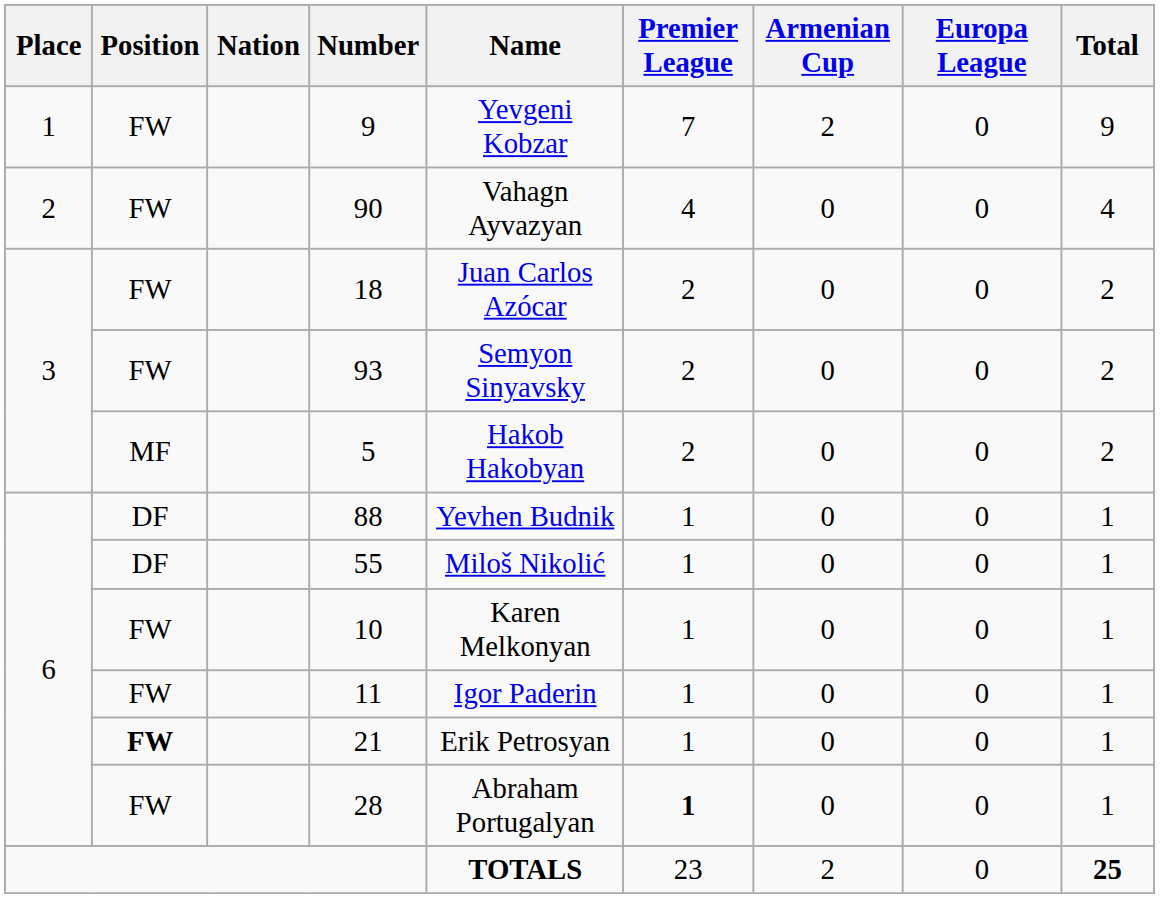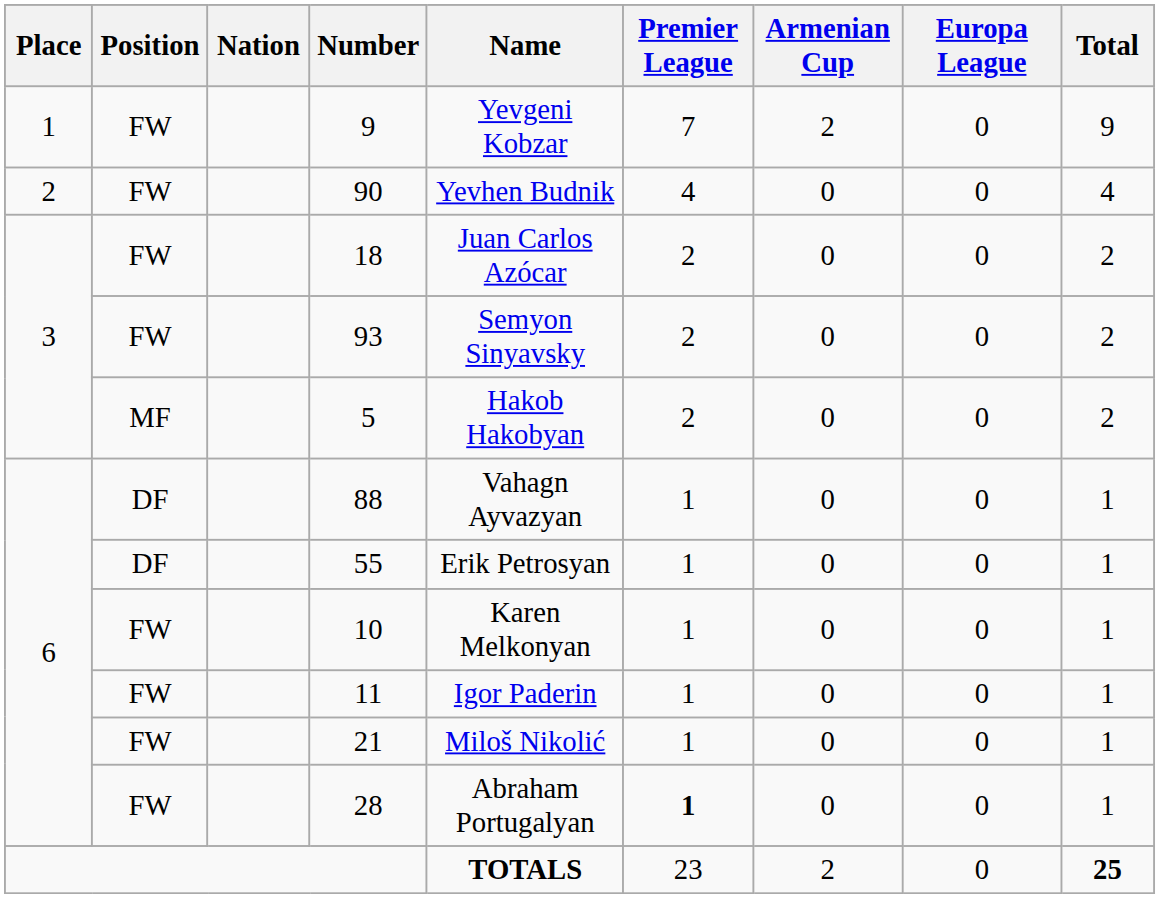(525, 208) Vahagn Ayvazyan -> (525, 191) Yevhen Budnik
(525, 516) Yevhen Budnik -> (525, 499) Vahagn Ayvazyan
(525, 564) Miloš Nikolić -> (525, 564) Erik Petrosyan
(150, 740) bold -> (150, 740) normal
(525, 740) Erik Petrosyan -> (525, 740) Miloš Nikolić
